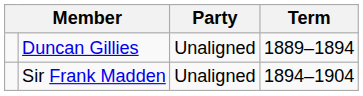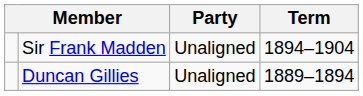rows swapped: (80, 47) <-> (94, 76)
